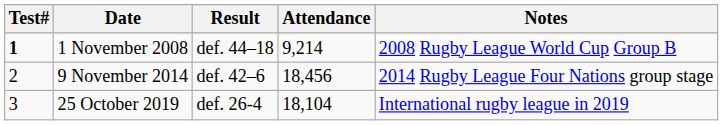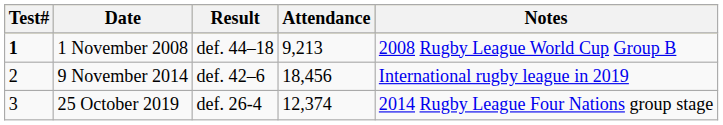(302, 47) 9,214 -> (302, 47) 9,213
(546, 76) 2014 Rugby League Four Nations group stage -> (504, 76) International rugby league in 2019
(307, 104) 18,104 -> (307, 104) 12,374
(504, 104) International rugby league in 2019 -> (546, 104) 2014 Rugby League Four Nations group stage
